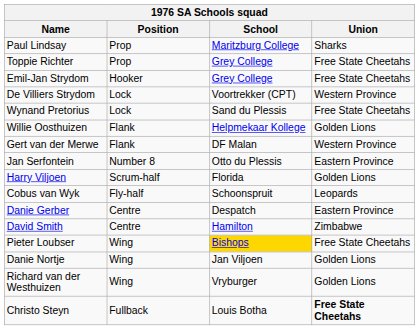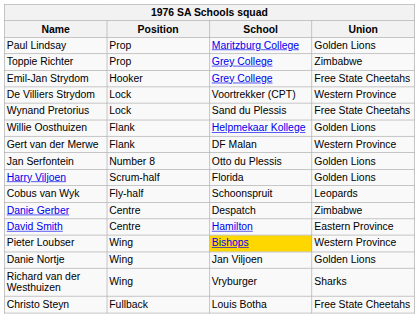(331, 45) Sharks -> (345, 45) Golden Lions
(362, 62) Free State Cheetahs -> (338, 62) Zimbabwe
(354, 161) Eastern Province -> (345, 161) Golden Lions
(354, 210) Eastern Province -> (338, 210) Zimbabwe
(338, 227) Zimbabwe -> (354, 227) Eastern Province
(362, 243) Free State Cheetahs -> (355, 243) Western Province
(345, 282) Golden Lions -> (331, 282) Sharks
(339, 310) bold -> (362, 304) normal
